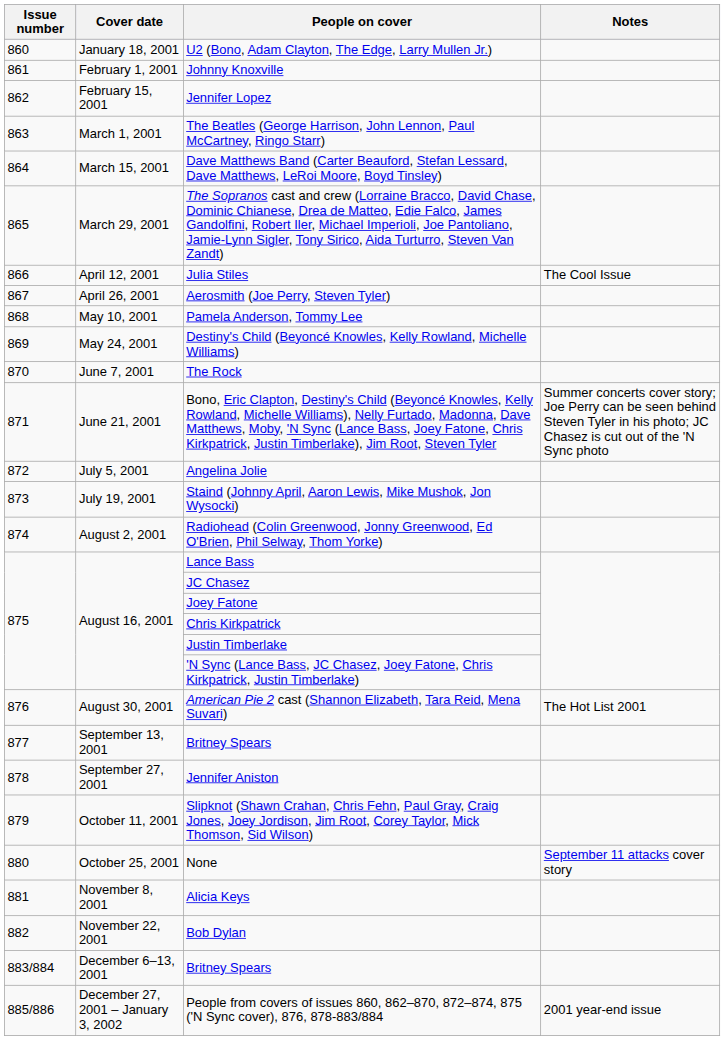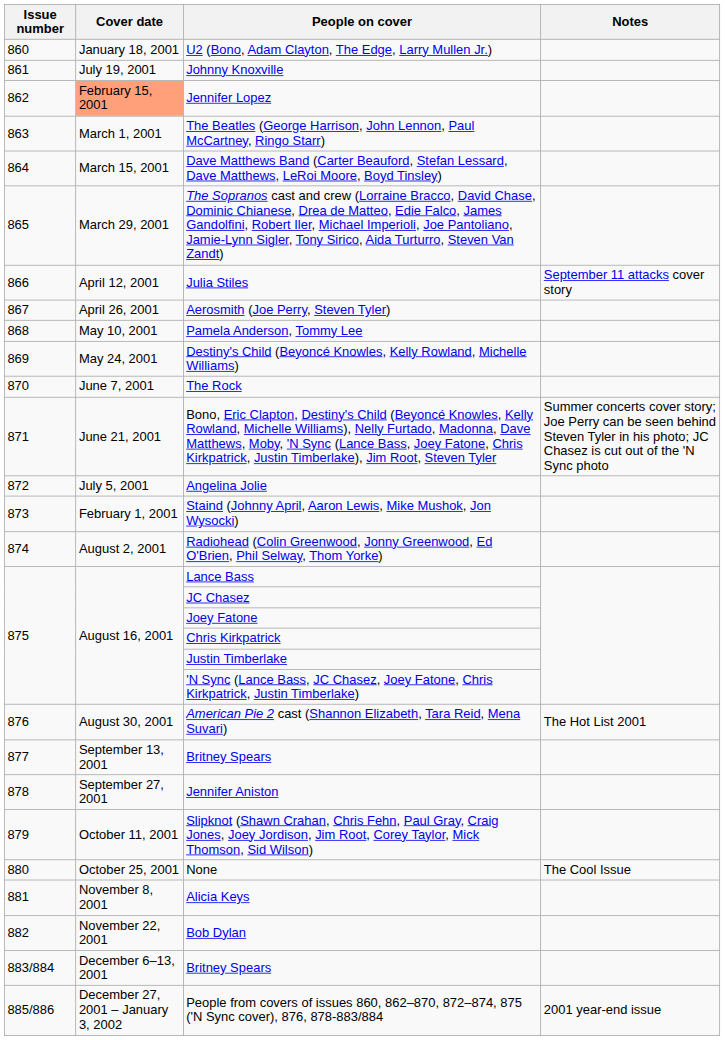(128, 70) February 1, 2001 -> (117, 70) July 19, 2001
(116, 98) no background -> (116, 98) lightsalmon background
(587, 275) The Cool Issue -> (624, 282) September 11 attacks cover story
(117, 499) July 19, 2001 -> (128, 513) February 1, 2001
(624, 862) September 11 attacks cover story -> (587, 869) The Cool Issue
